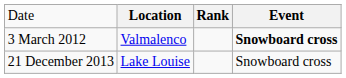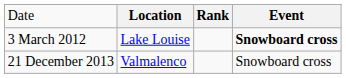(153, 39) Valmalenco -> (155, 39) Lake Louise
(155, 62) Lake Louise -> (153, 62) Valmalenco
